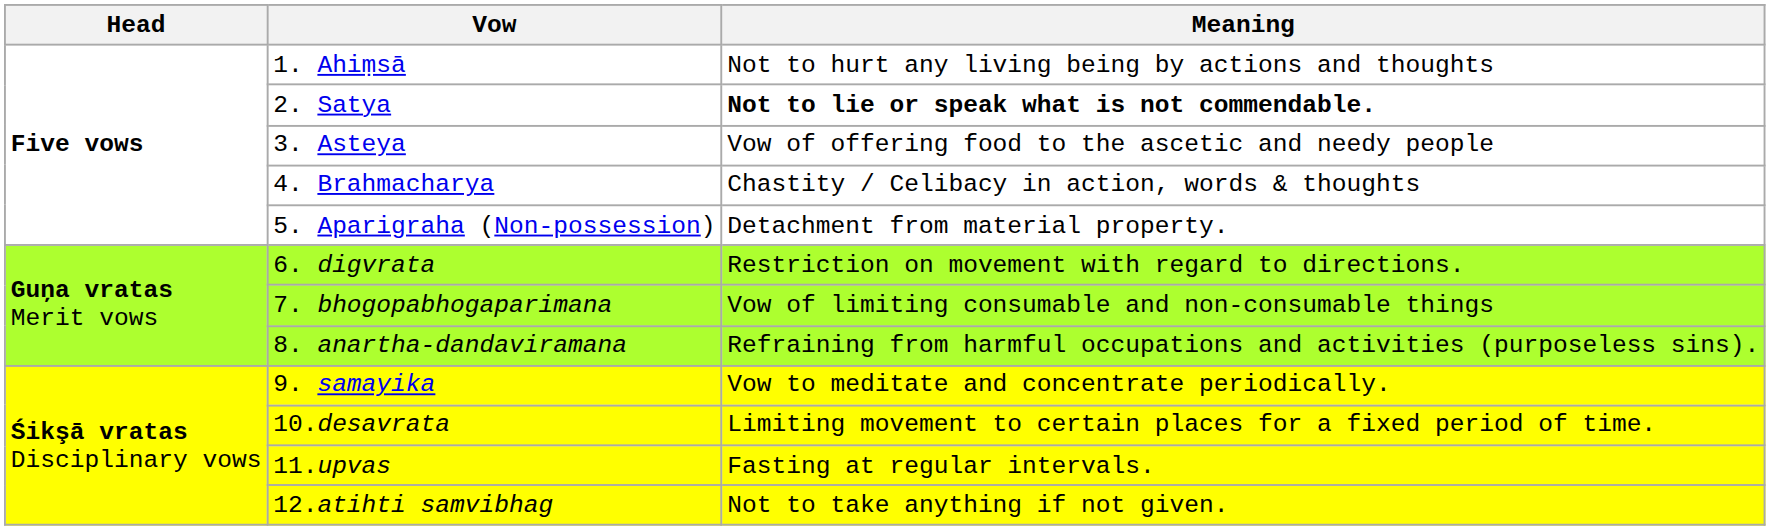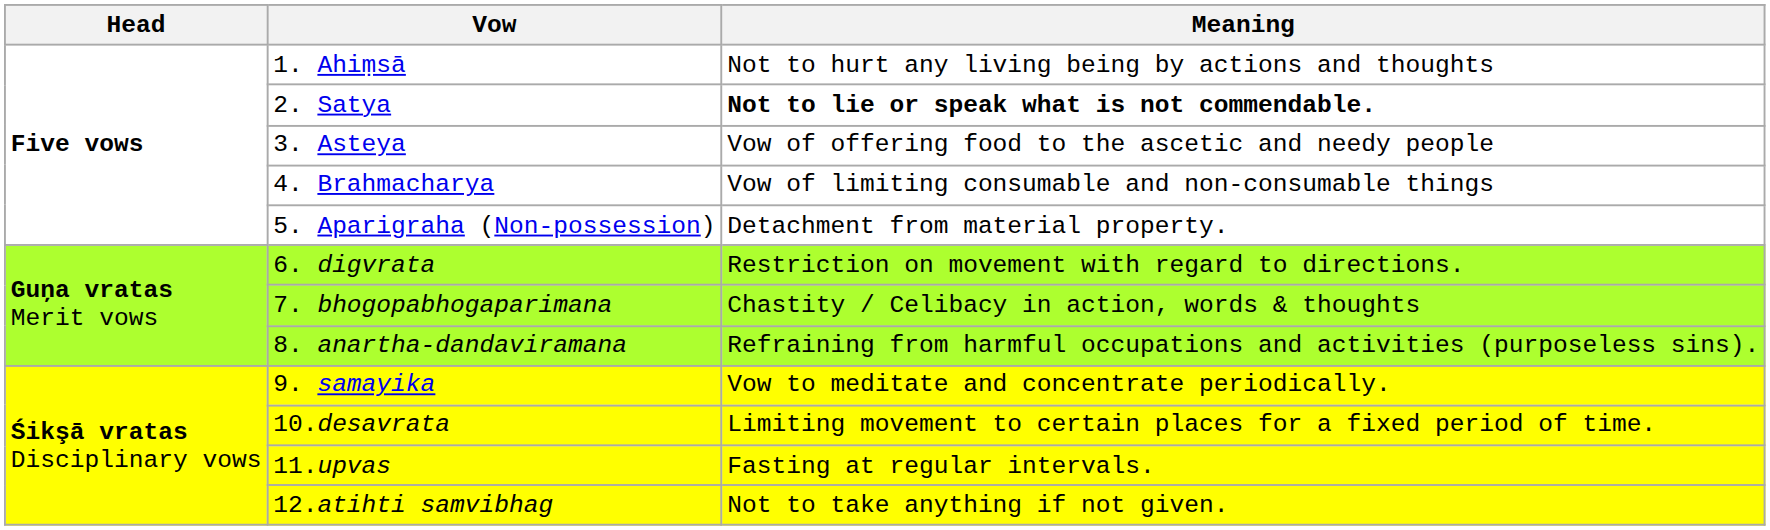(1074, 185) Chastity / Celibacy in action, words & thoughts -> (1111, 185) Vow of limiting consumable and non-consumable things
(1111, 305) Vow of limiting consumable and non-consumable things -> (1074, 305) Chastity / Celibacy in action, words & thoughts
